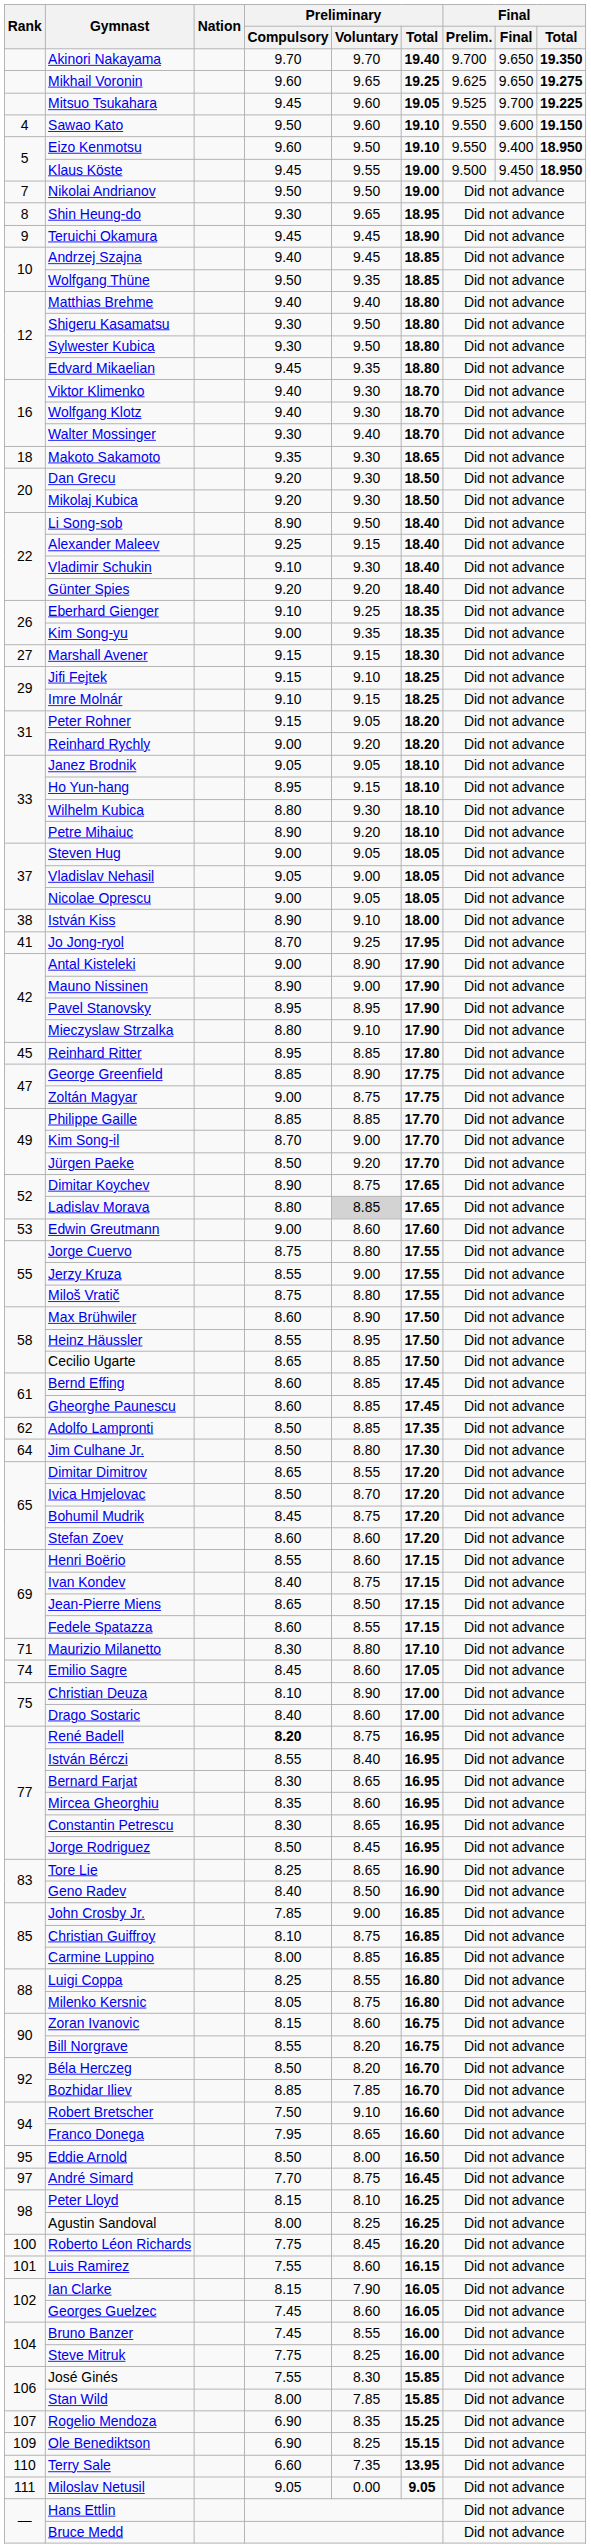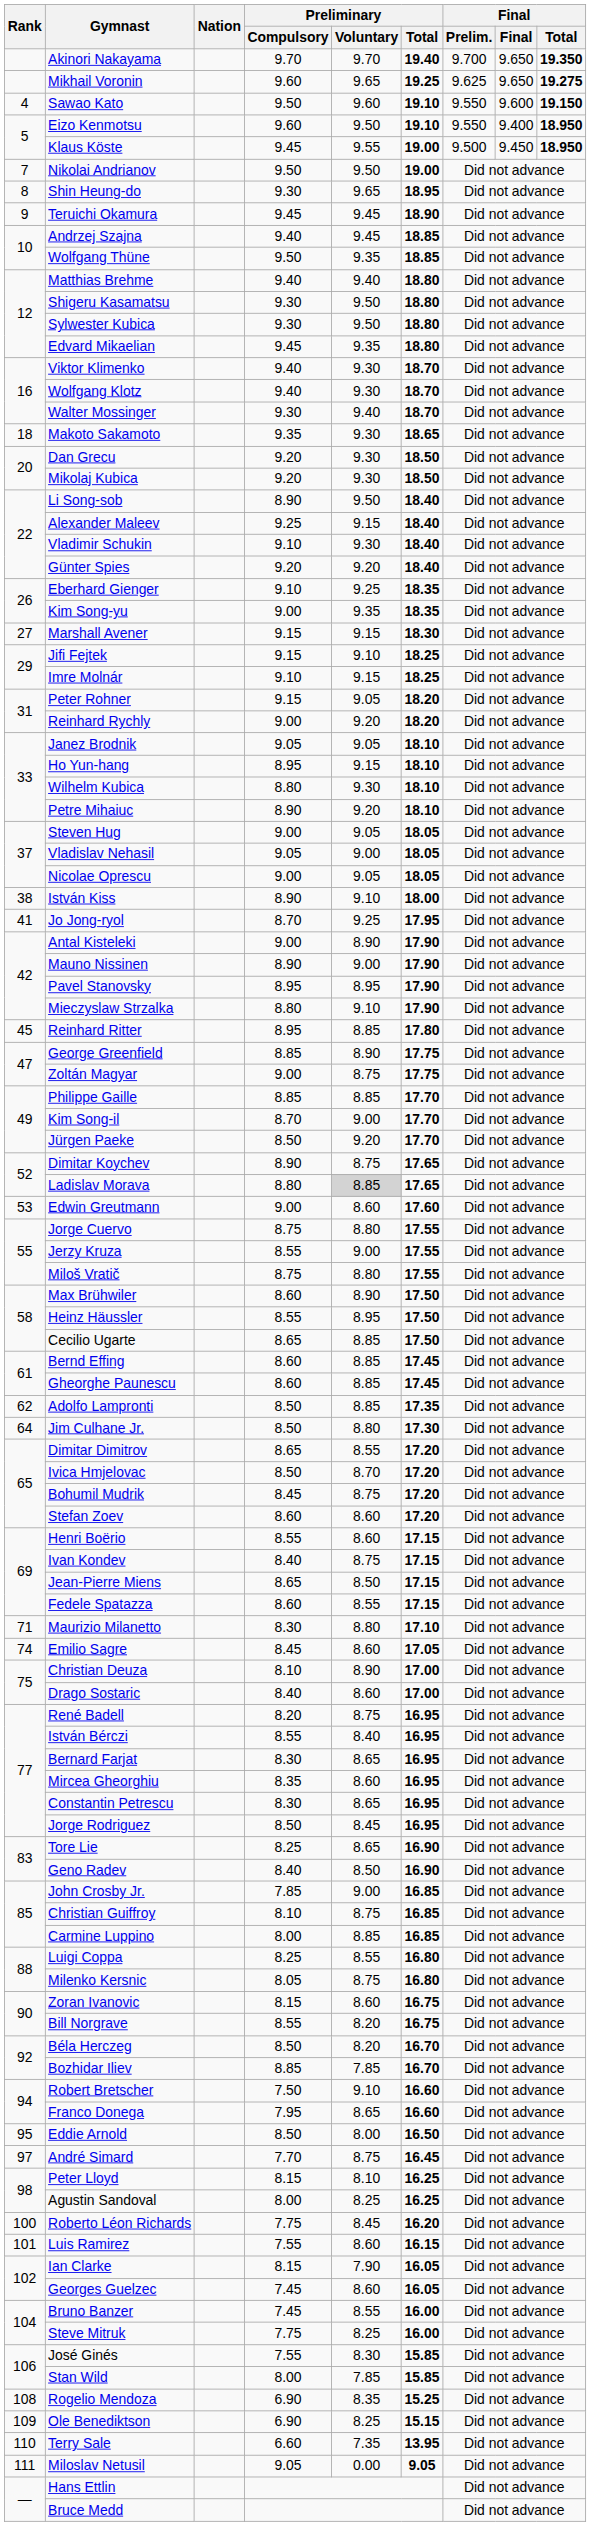- row: (103, 103)
(288, 1737) bold -> (288, 1715) normal
(25, 2421) 107 -> (25, 2399) 108
